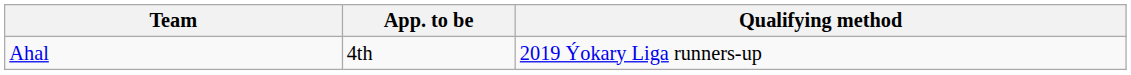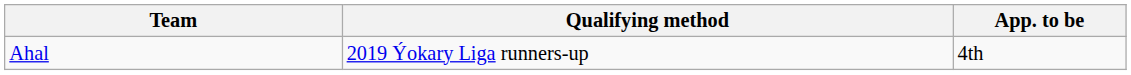columns swapped: (821, 20) <-> (429, 20)
